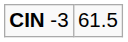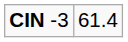(98, 20) 61.5 -> (98, 20) 61.4
